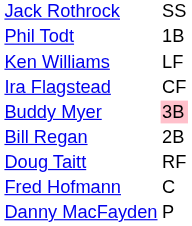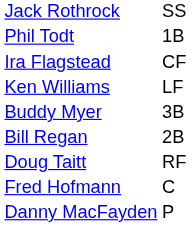rows swapped: (58, 86) <-> (57, 61)
(173, 111) pink background -> (173, 111) no background
